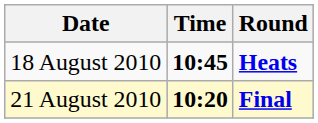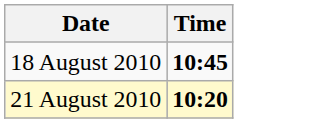- column: (273, 23)
